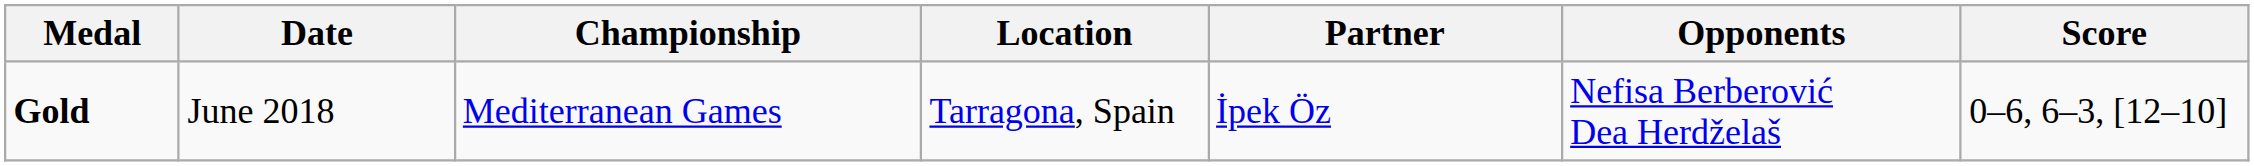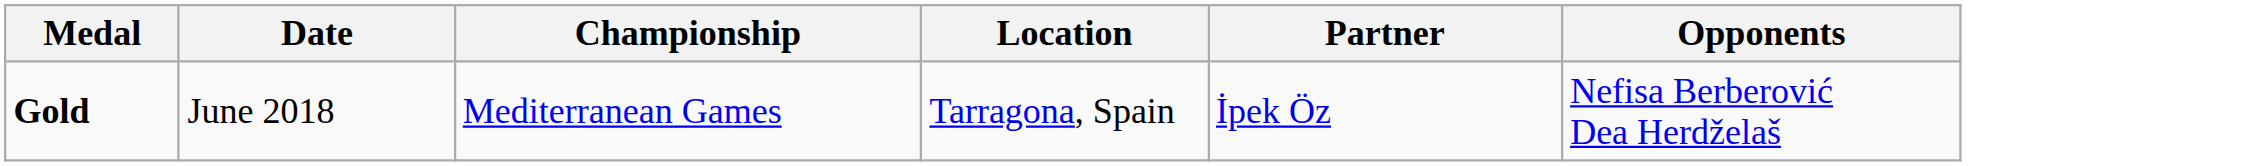- column: (2104, 33)
